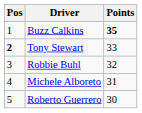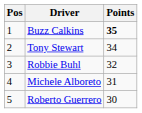(9, 47) bold -> (9, 47) normal
(112, 47) 33 -> (112, 47) 34
